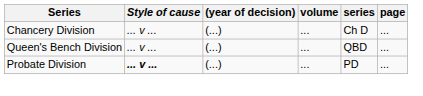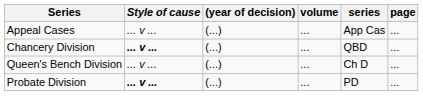+ row: (41, 30)
(142, 30) normal -> (142, 47) bold
(356, 30) Ch D -> (355, 47) QBD
(355, 47) QBD -> (356, 64) Ch D
